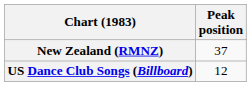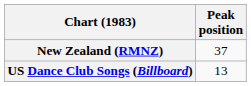(221, 71) 12 -> (221, 71) 13
